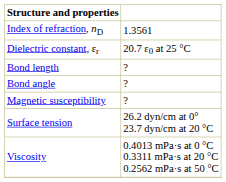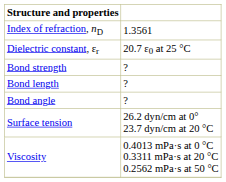+ row: (37, 67)
- row: (56, 100)
